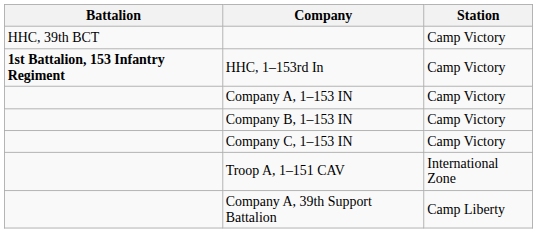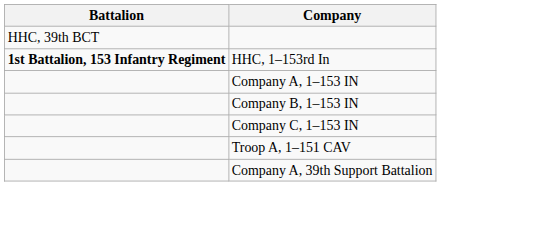- column: (478, 15)
